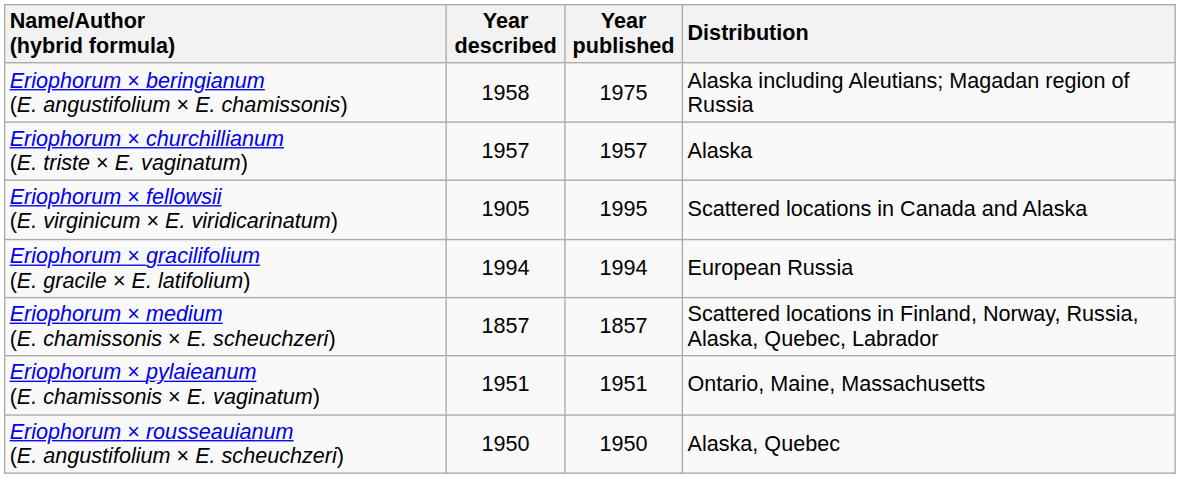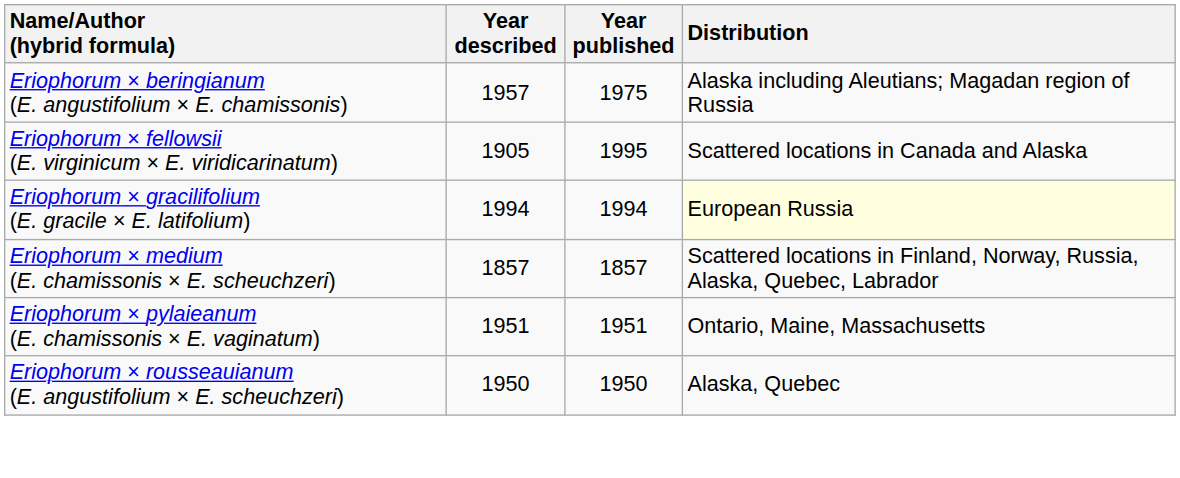(506, 92) 1958 -> (506, 92) 1957
- row: (147, 150)
(770, 268) no background -> (770, 209) lightyellow background
